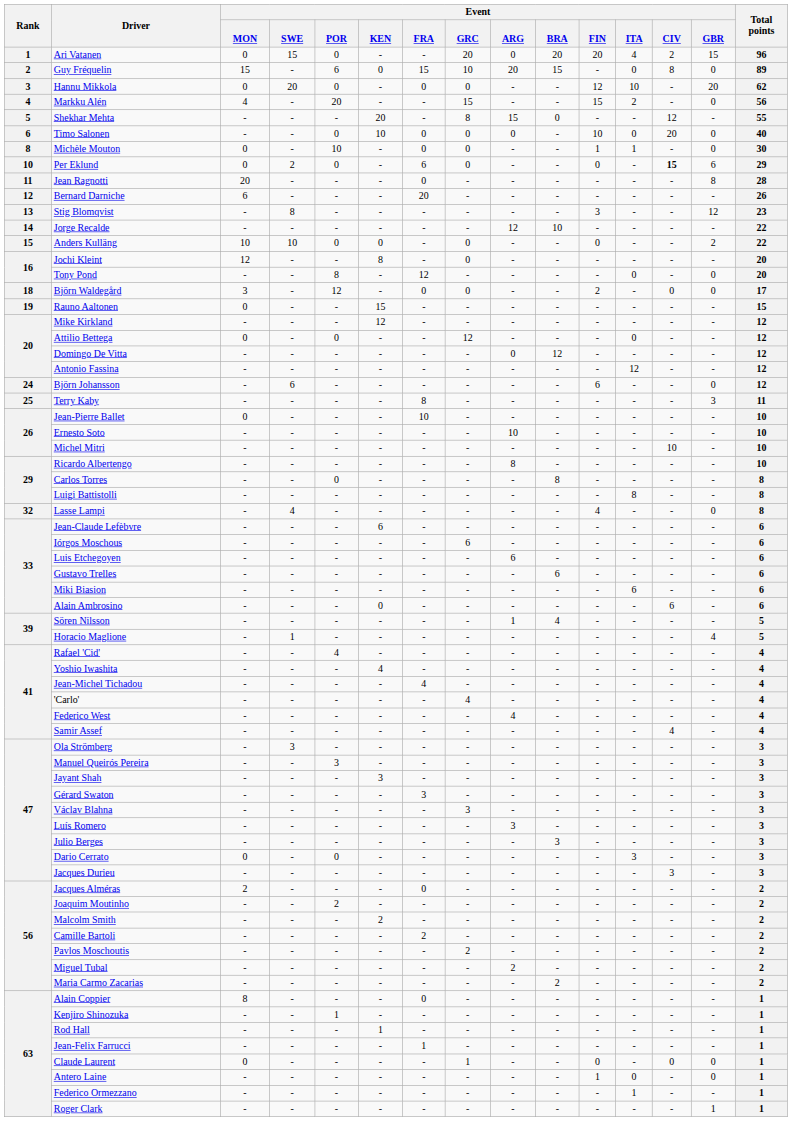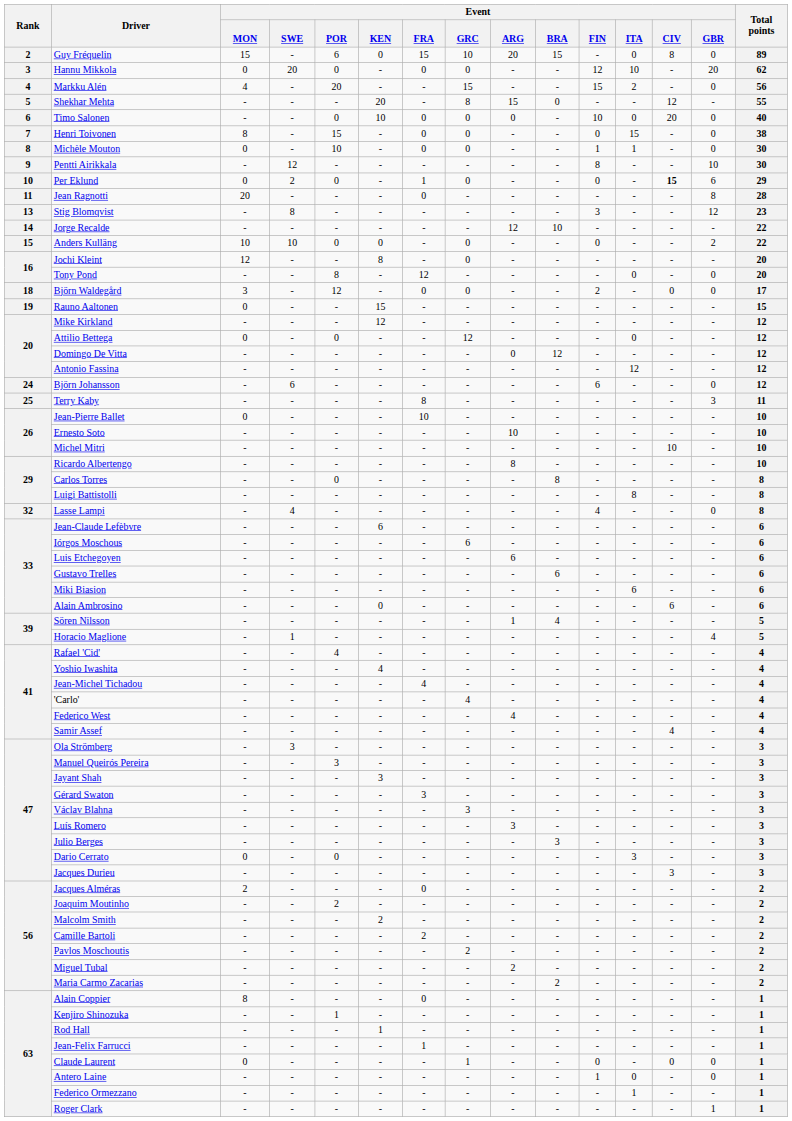- row: (78, 54)
+ row: (85, 133)
+ row: (85, 165)
(424, 165) 6 -> (424, 180) 1
- row: (89, 196)
